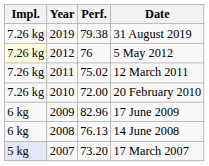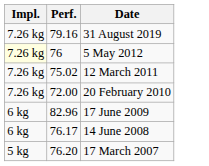- column: (62, 14)
(94, 33) 79.38 -> (64, 33) 79.16
(94, 131) 76.13 -> (64, 131) 76.17
(18, 151) lavender background -> (18, 151) no background
(94, 151) 73.20 -> (64, 151) 76.20
